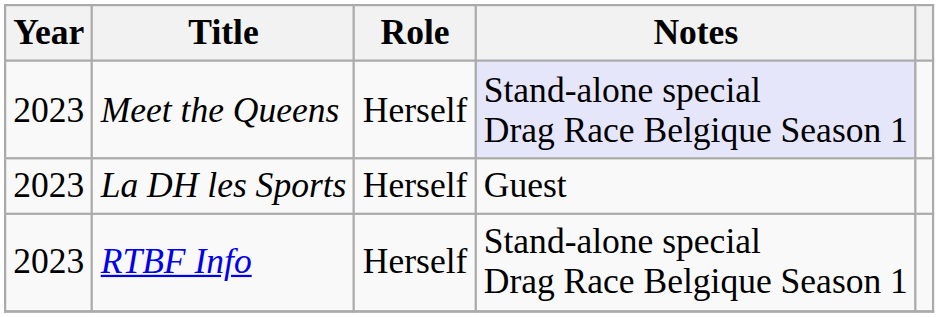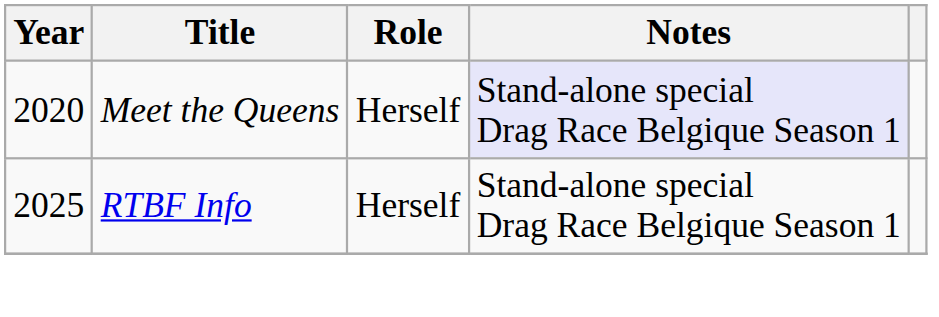(49, 108) 2023 -> (49, 108) 2020
- row: (224, 185)
(49, 261) 2023 -> (49, 205) 2025
